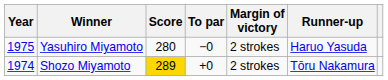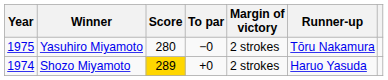(329, 47) Haruo Yasuda -> (332, 47) Tōru Nakamura
(332, 66) Tōru Nakamura -> (329, 66) Haruo Yasuda
